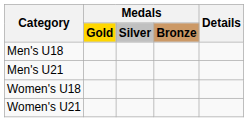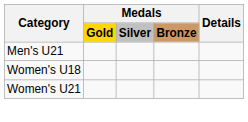- row: (35, 51)
